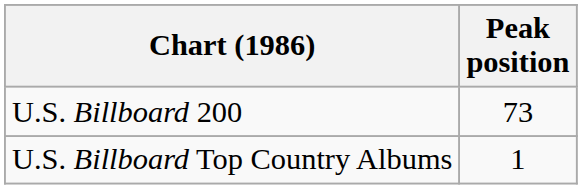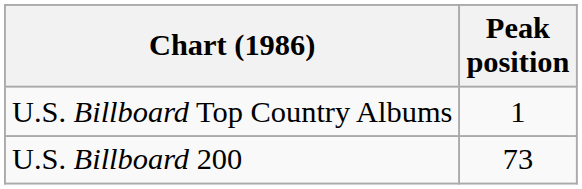rows swapped: (232, 159) <-> (127, 111)
